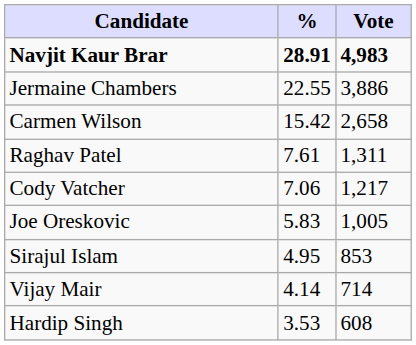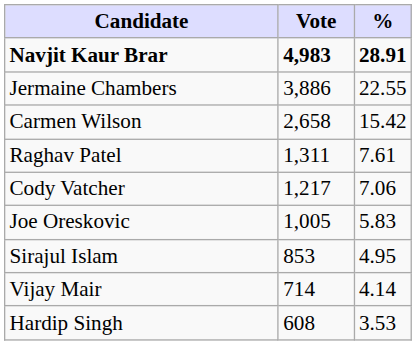columns swapped: (374, 21) <-> (307, 21)
